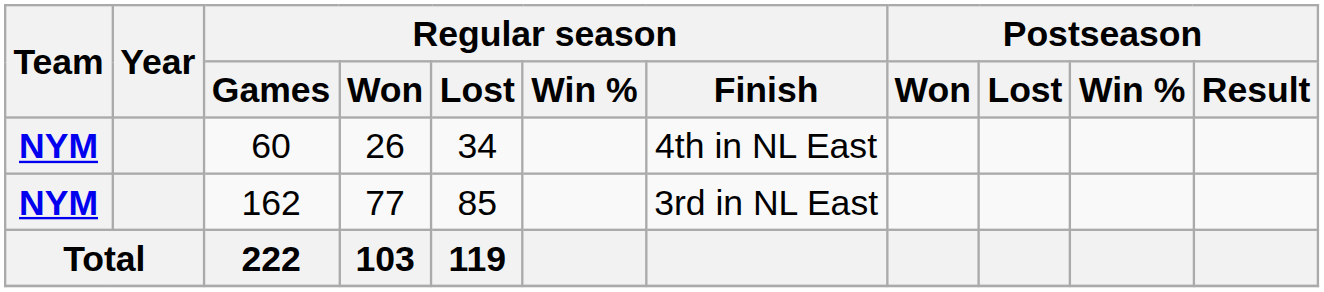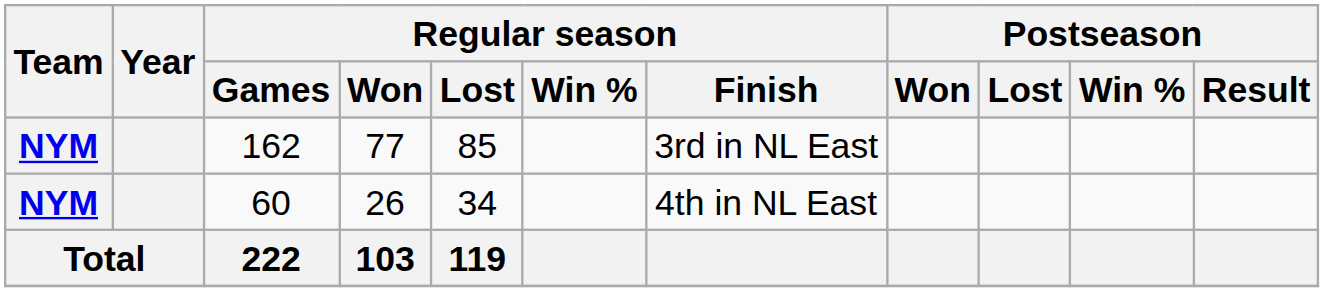rows swapped: (271, 146) <-> (271, 202)
